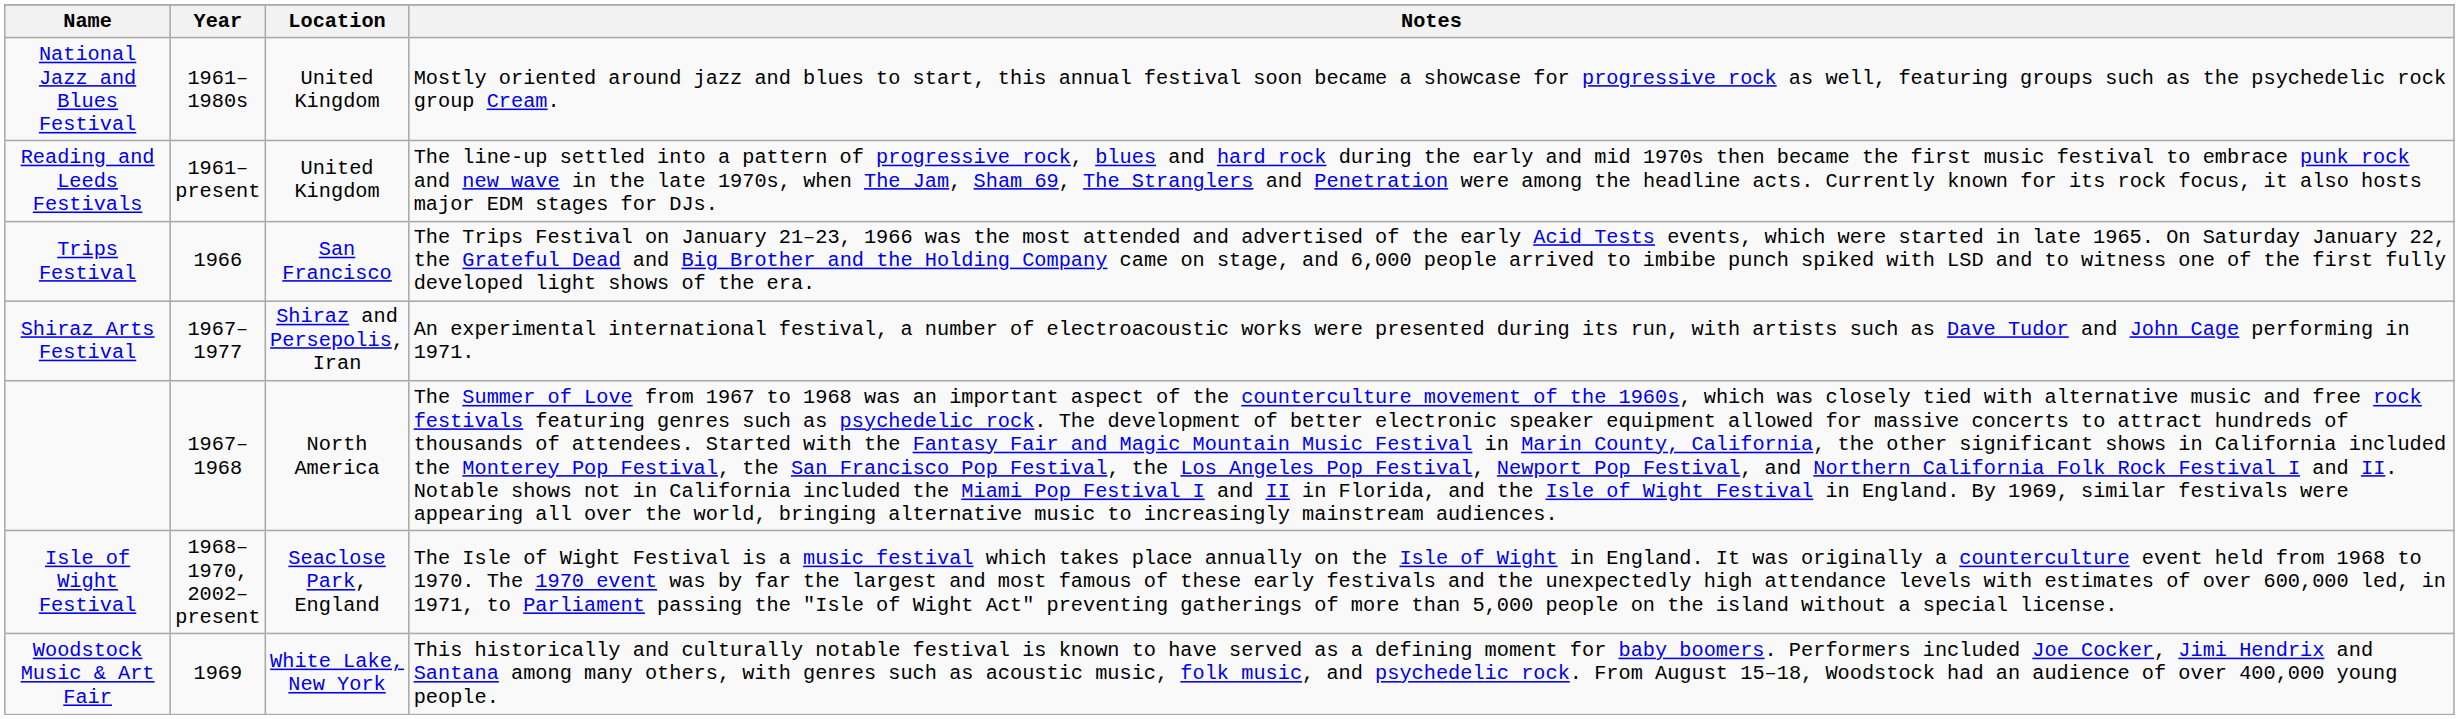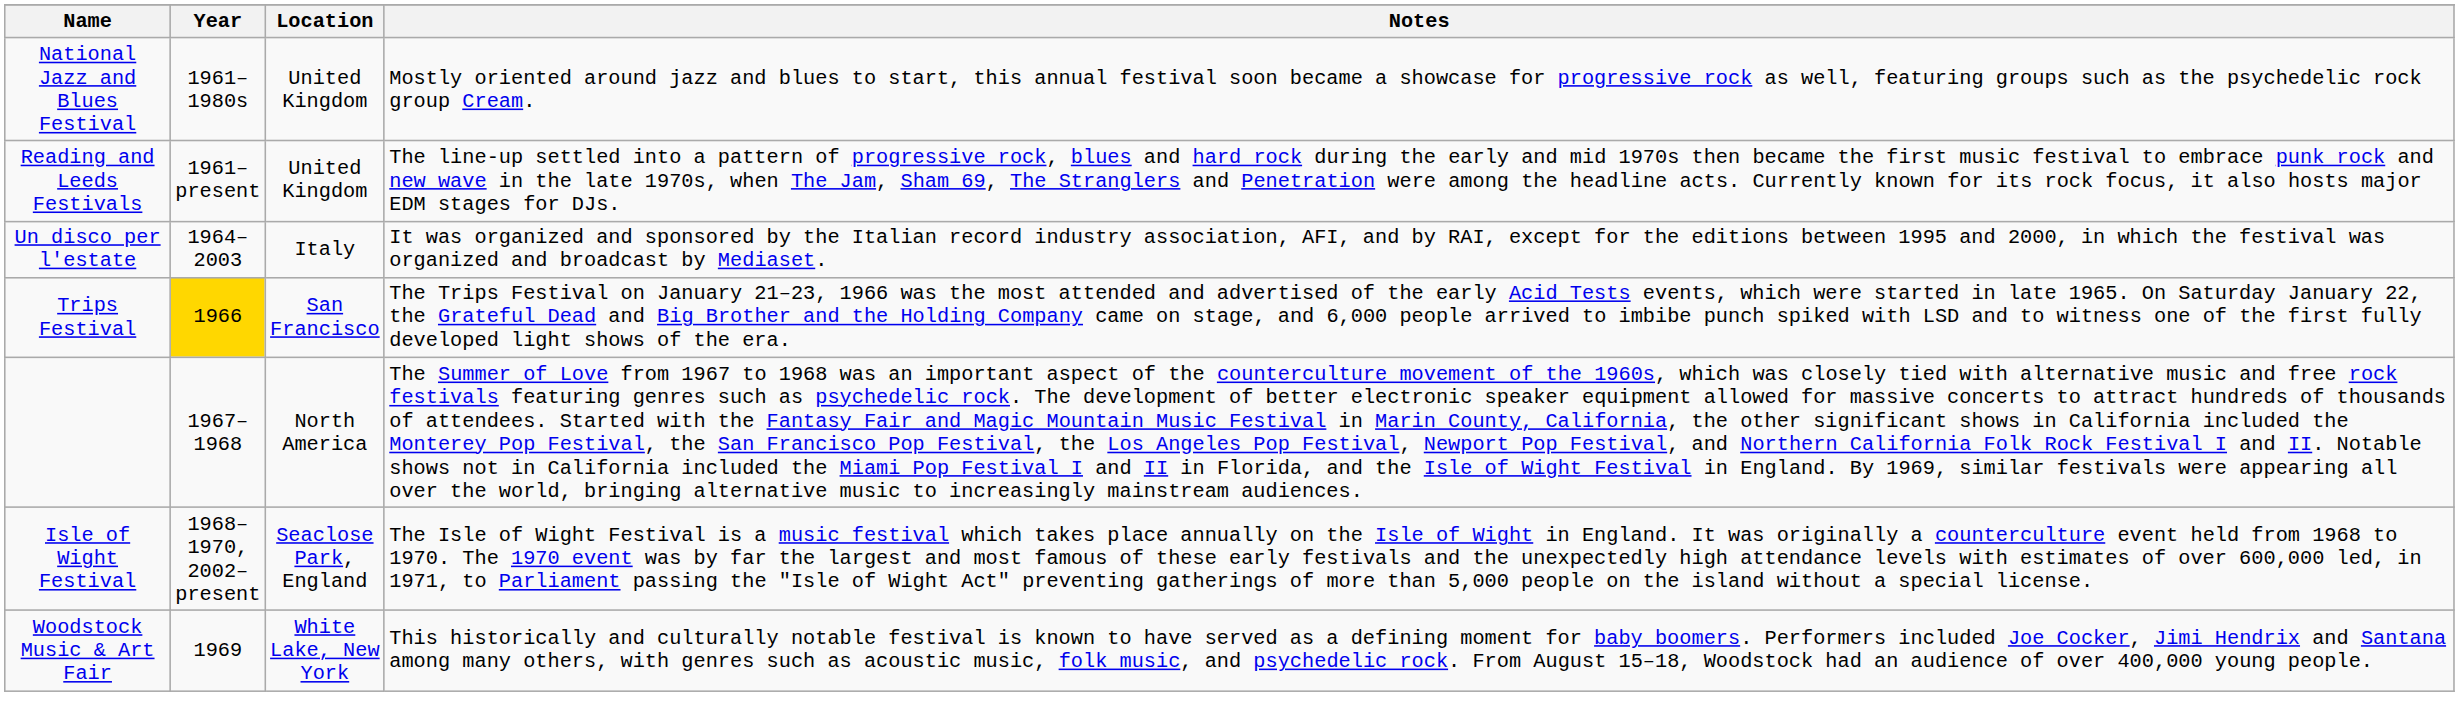+ row: (88, 249)
(218, 261) no background -> (218, 317) gold background
- row: (88, 341)
